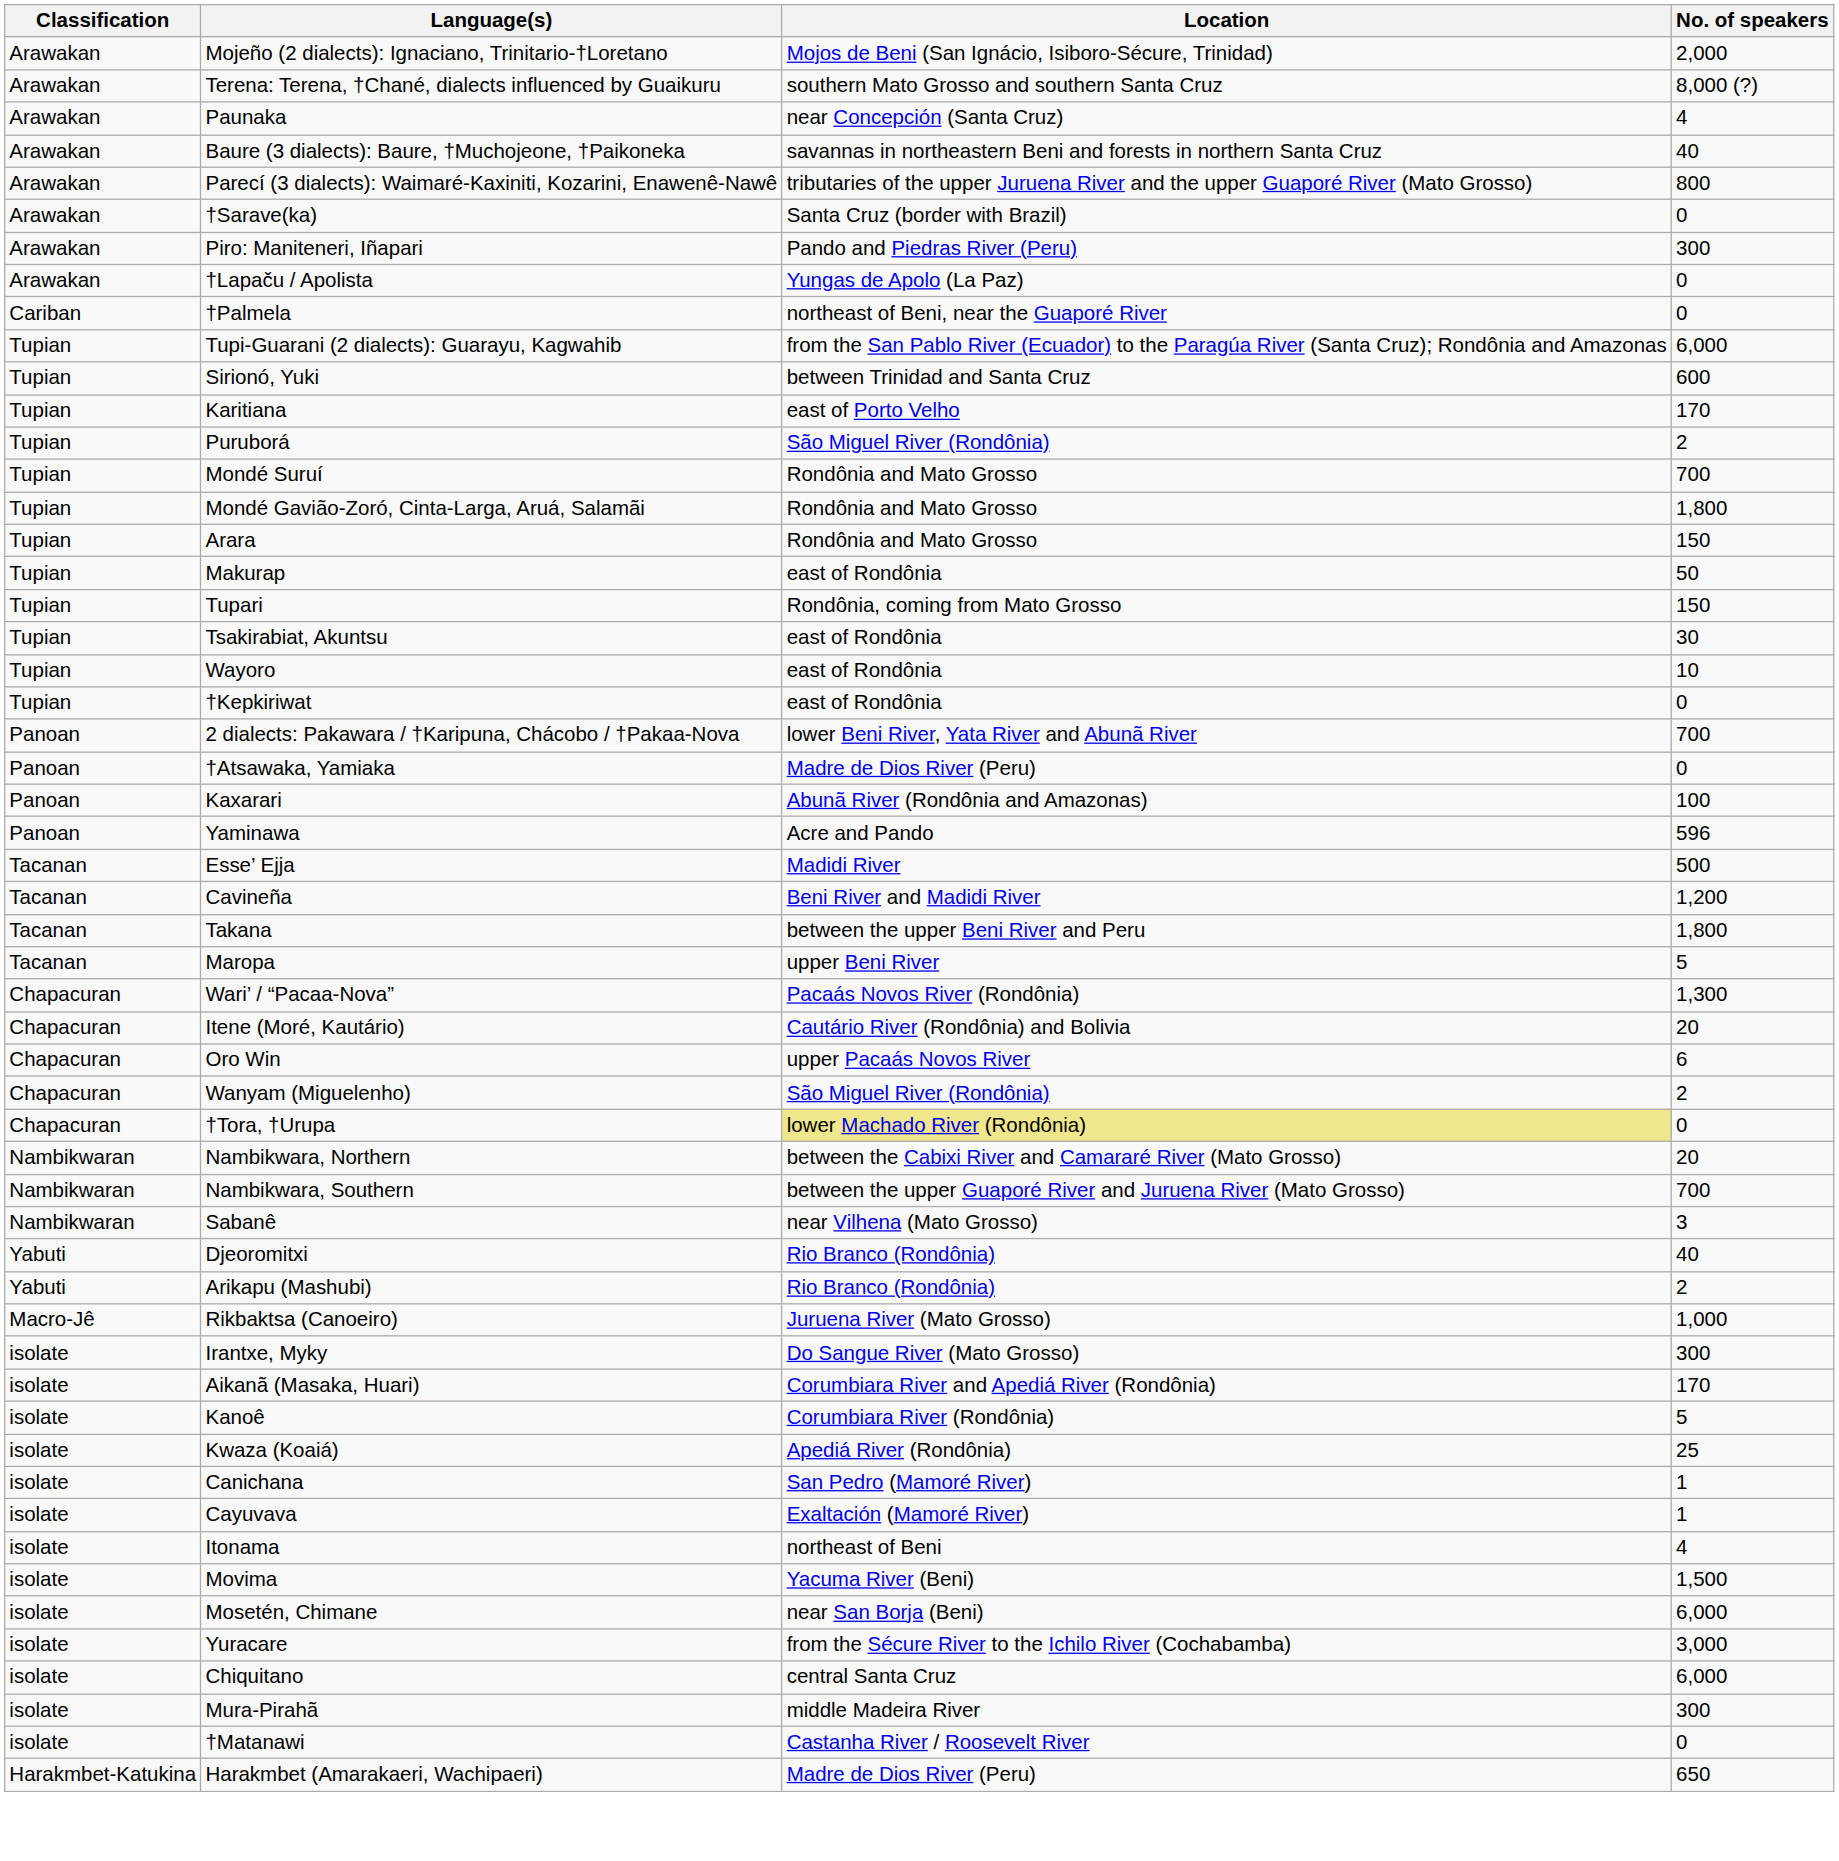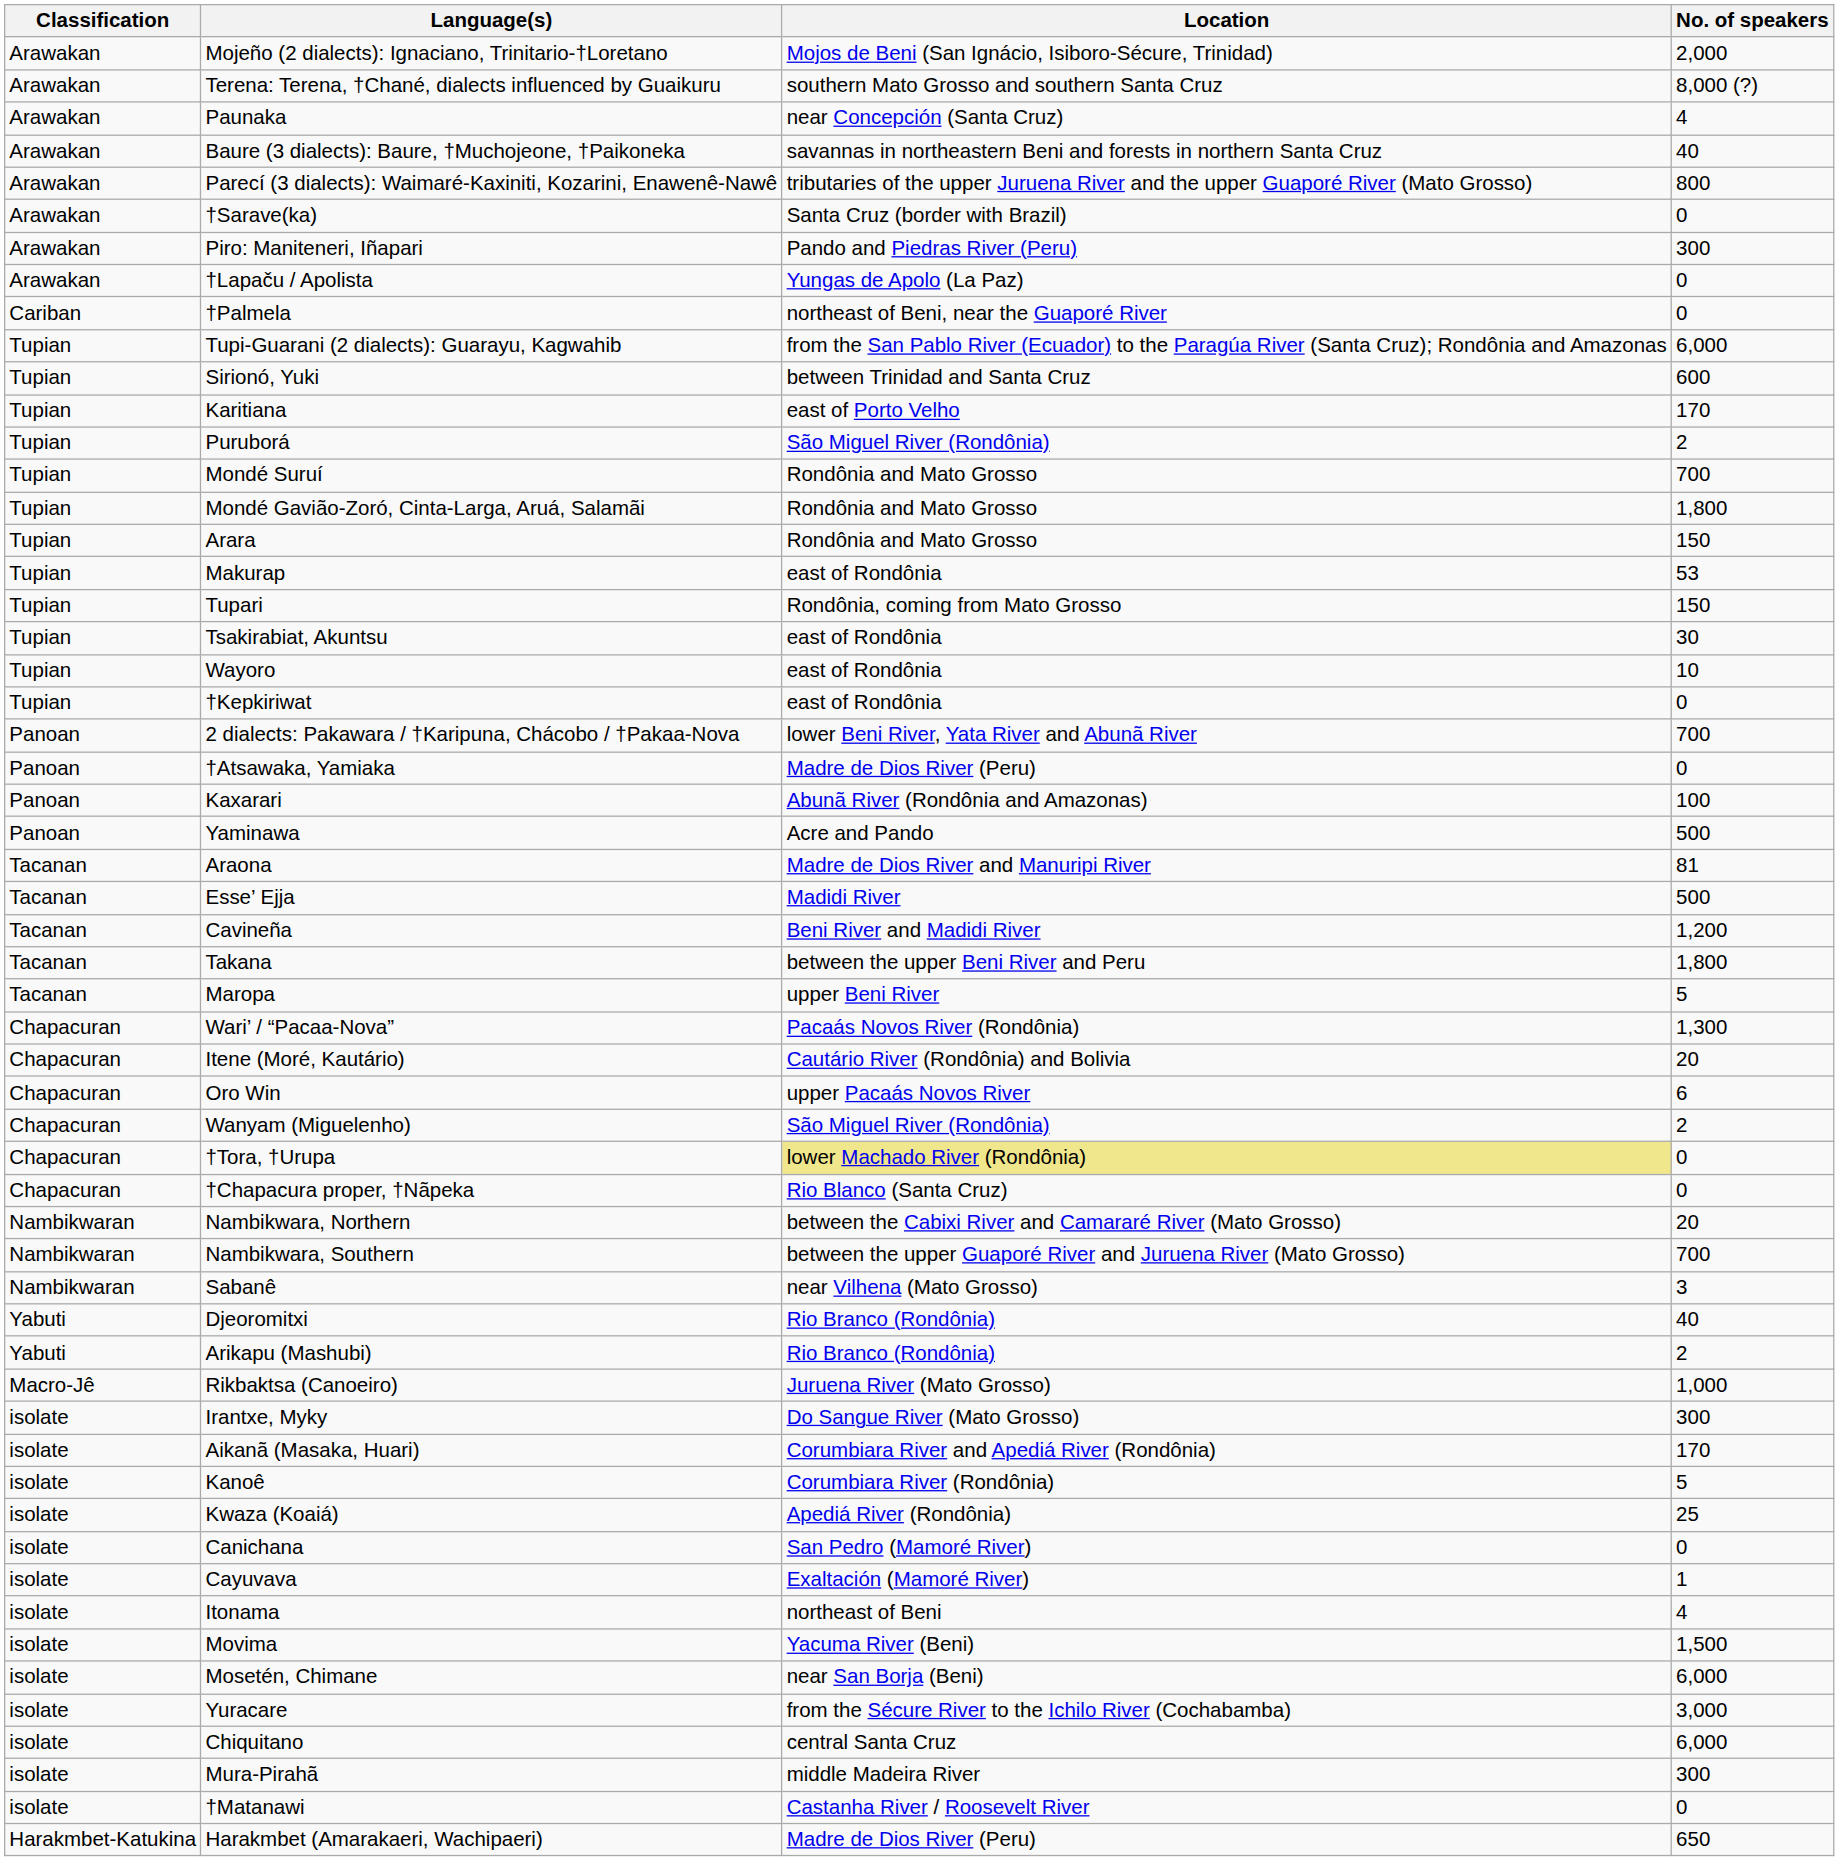(1687, 572) 50 -> (1687, 572) 53
(1693, 832) 596 -> (1693, 832) 500
+ row: (238, 865)
+ row: (340, 1190)
(1682, 1482) 1 -> (1682, 1547) 0
